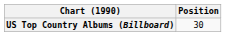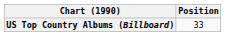(199, 25) 30 -> (199, 25) 33
